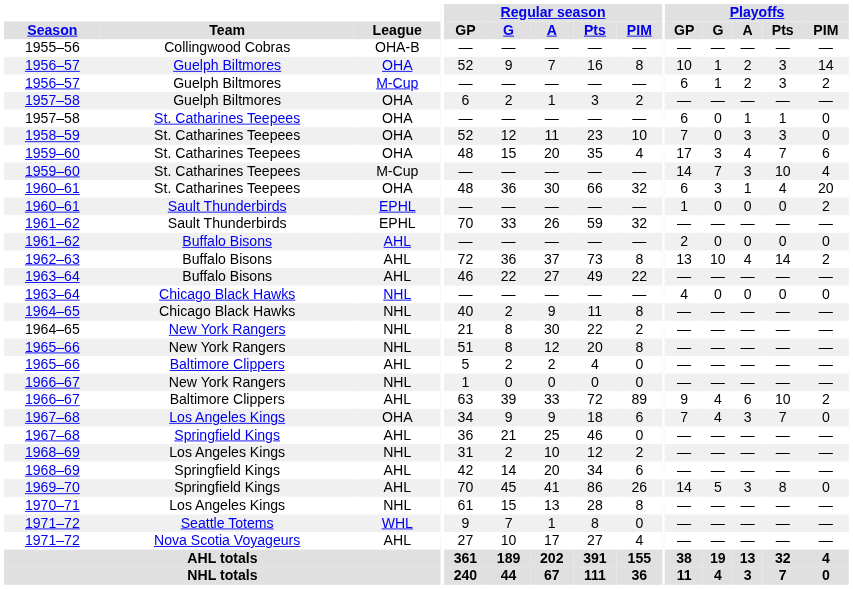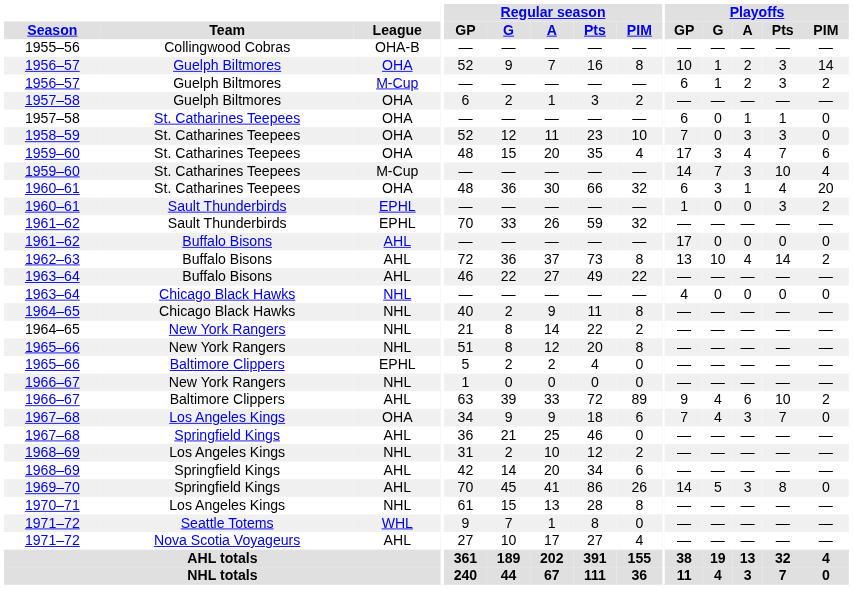(783, 206) 0 -> (783, 206) 3
(684, 241) 2 -> (684, 241) 17
(552, 329) 30 -> (552, 329) 14
(397, 364) AHL -> (397, 364) EPHL
